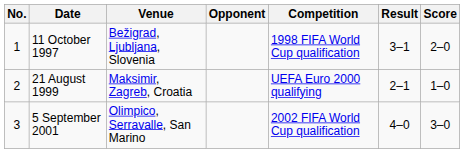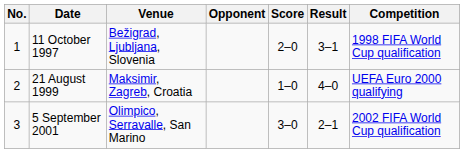columns swapped: (440, 14) <-> (323, 14)
(400, 85) 2–1 -> (328, 85) 4–0
(400, 125) 4–0 -> (328, 125) 2–1
